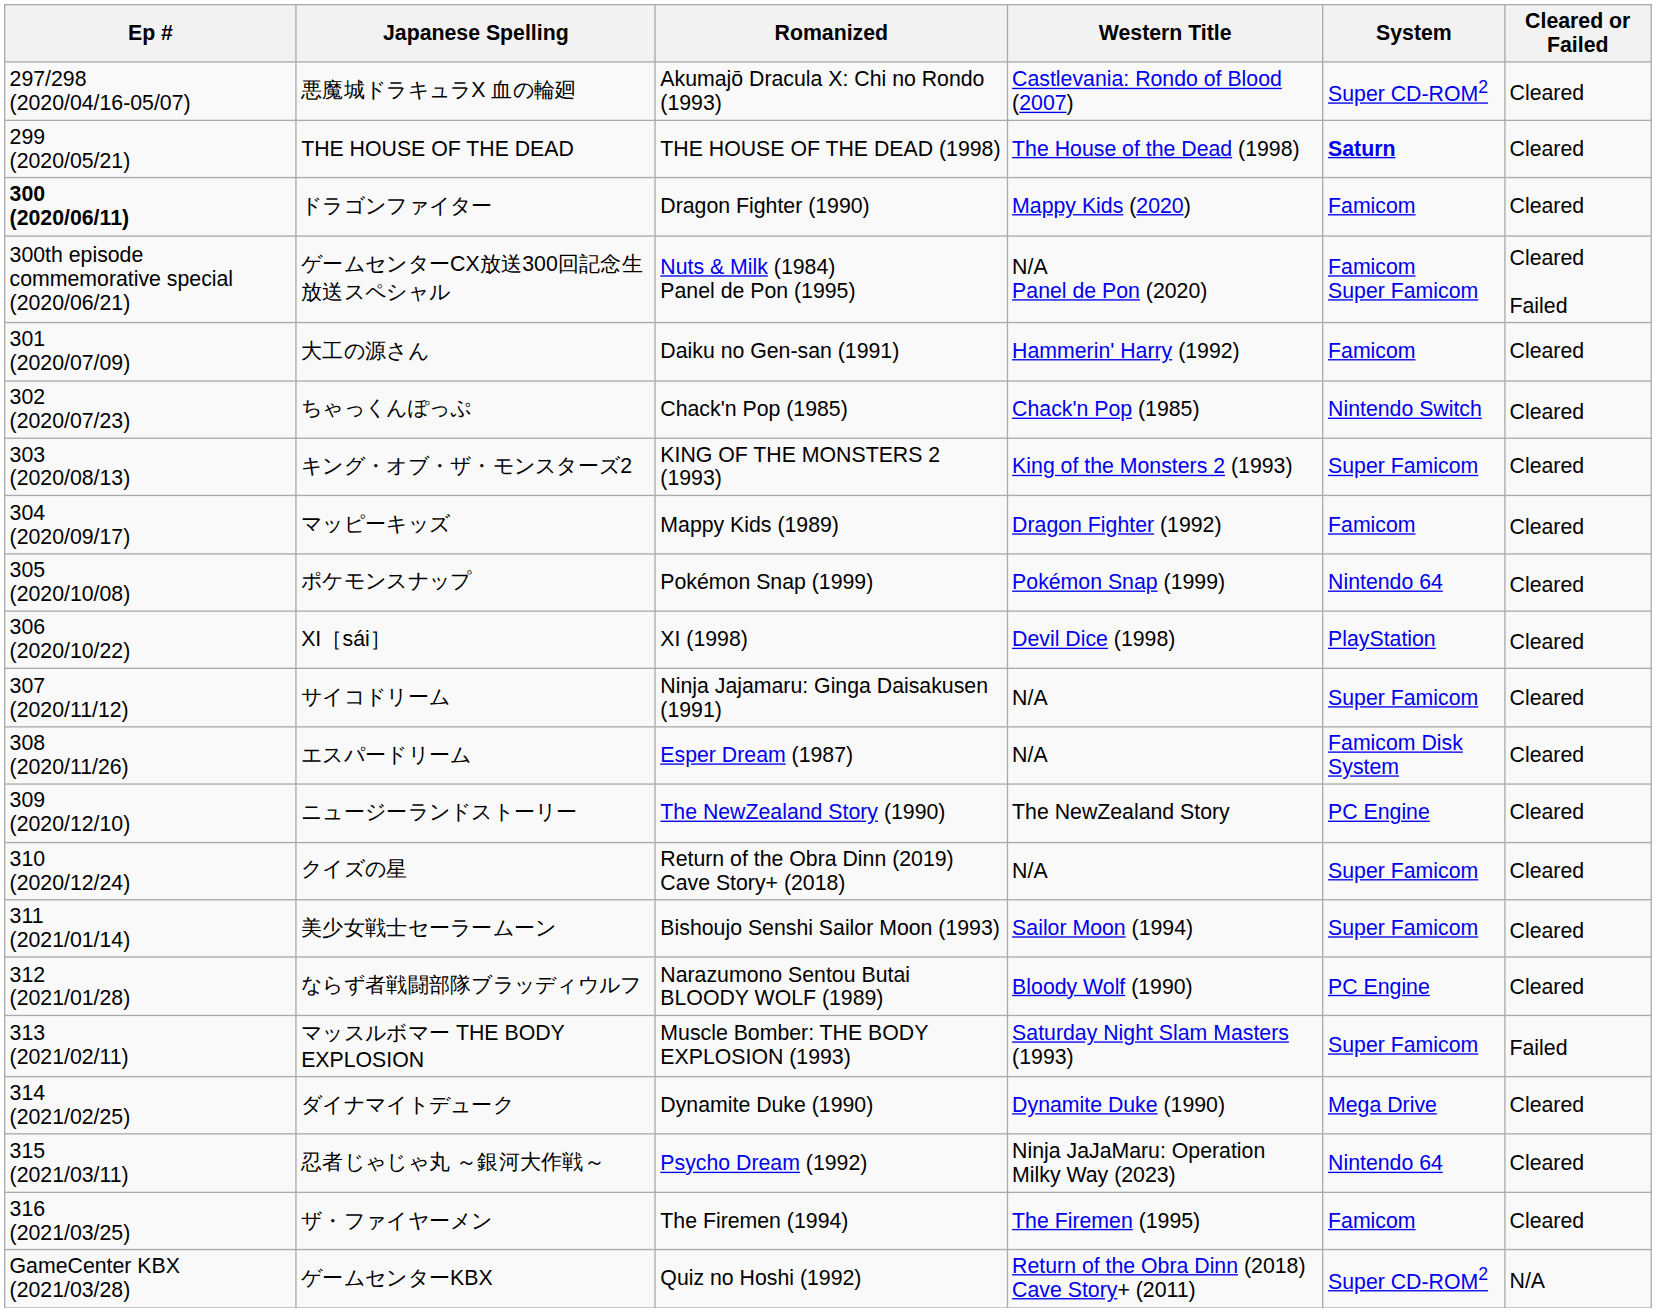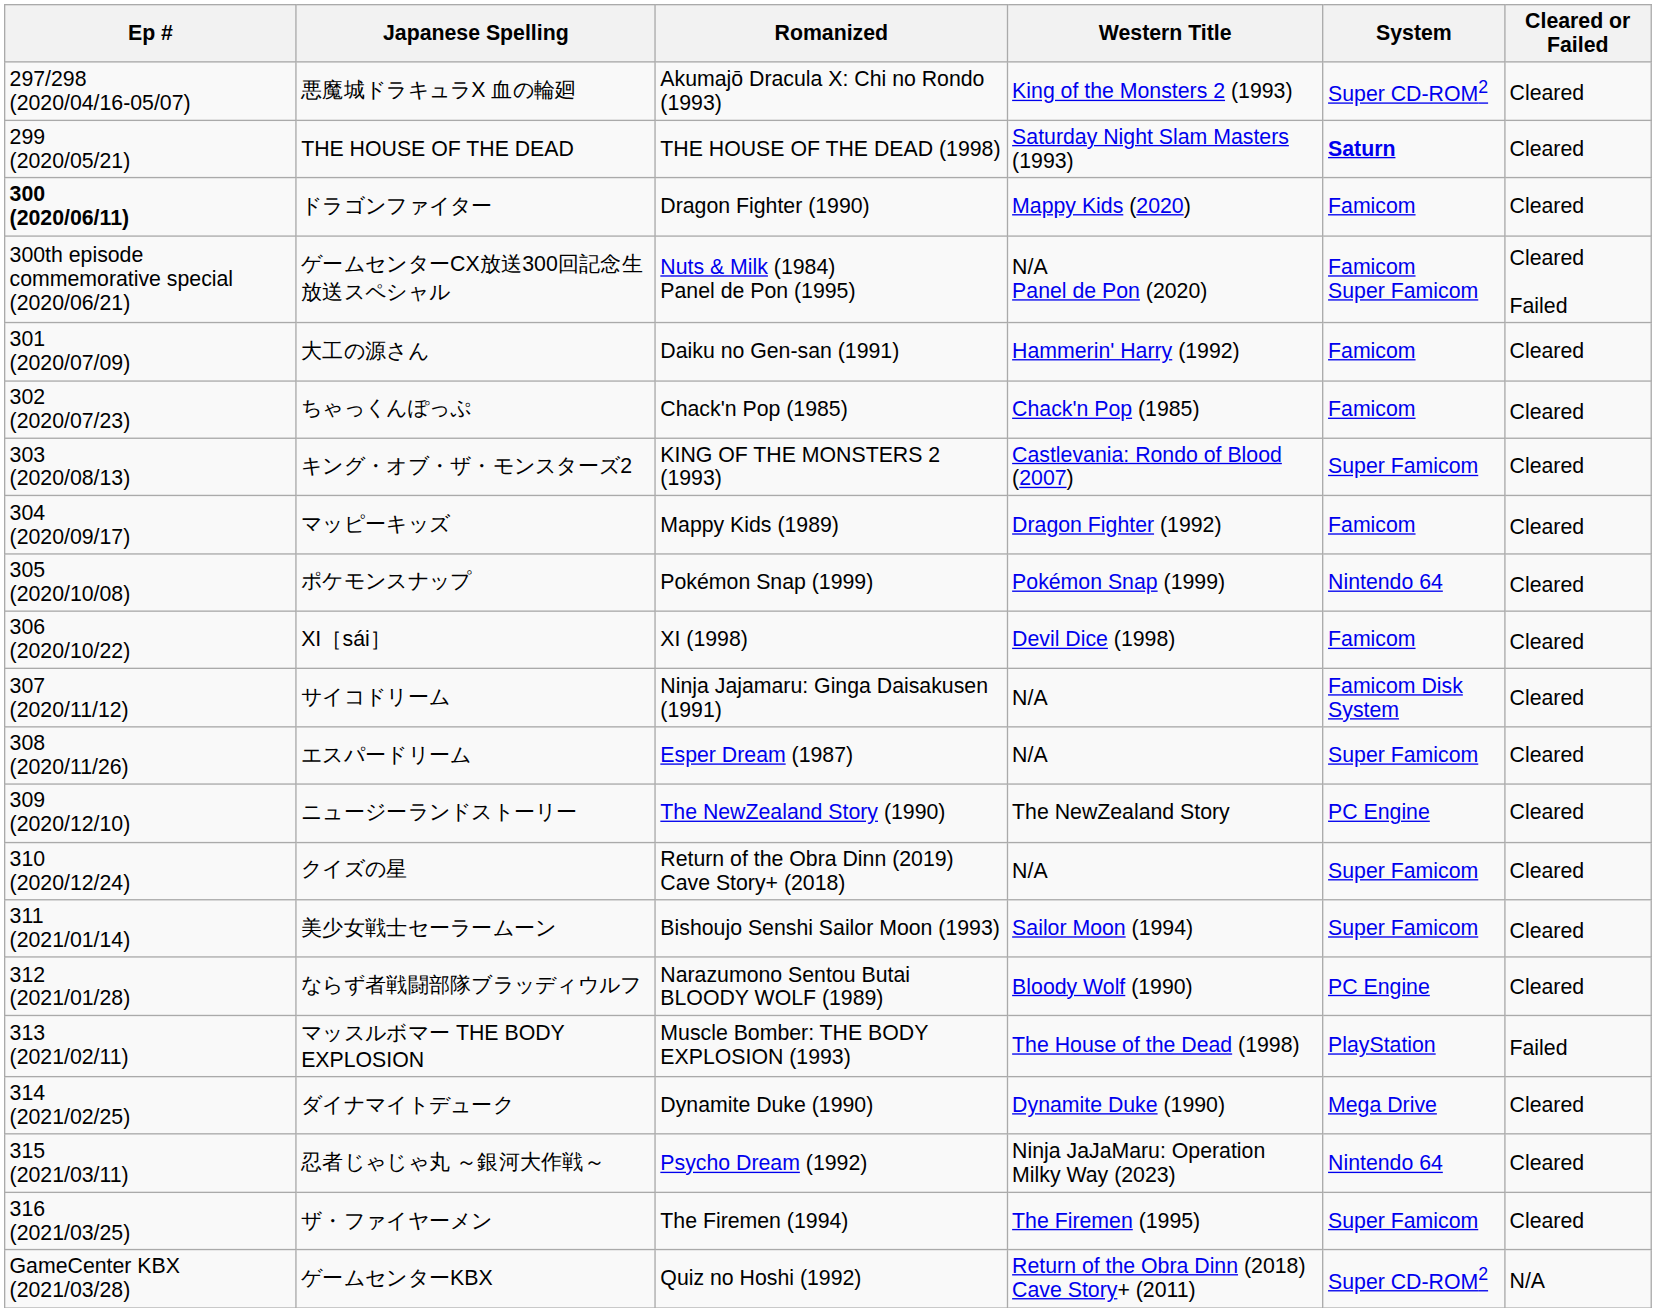(1147, 91) Castlevania: Rondo of Blood (2007) -> (1152, 91) King of the Monsters 2 (1993)
(1156, 148) The House of the Dead (1998) -> (1150, 148) Saturday Night Slam Masters (1993)
(1405, 409) Nintendo Switch -> (1372, 409) Famicom
(1152, 466) King of the Monsters 2 (1993) -> (1147, 466) Castlevania: Rondo of Blood (2007)
(1382, 639) PlayStation -> (1372, 639) Famicom
(1403, 697) Super Famicom -> (1395, 697) Famicom Disk System
(1395, 755) Famicom Disk System -> (1403, 755) Super Famicom
(1150, 1045) Saturday Night Slam Masters (1993) -> (1156, 1045) The House of the Dead (1998)
(1403, 1045) Super Famicom -> (1382, 1045) PlayStation
(1372, 1220) Famicom -> (1403, 1220) Super Famicom
